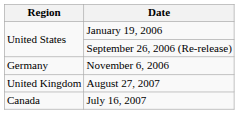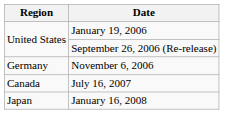- row: (123, 83)
+ row: (109, 100)
